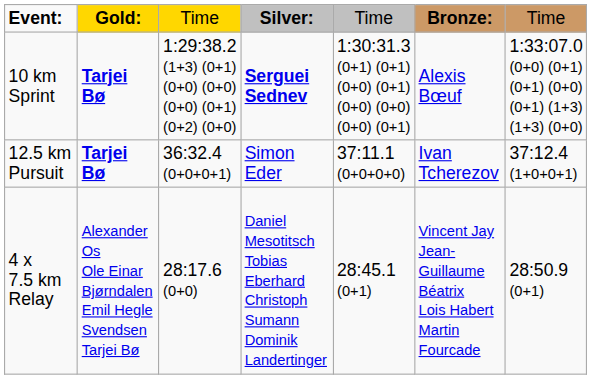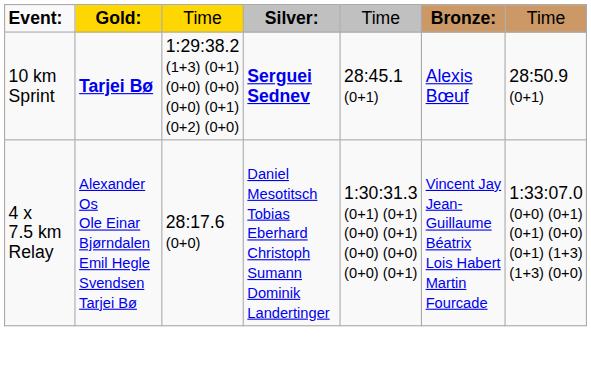(374, 85) 1:30:31.3 (0+1) (0+1) (0+0) (0+1) (0+0) (0+0) (0+0) (0+1) -> (373, 85) 28:45.1 (0+1)
(546, 85) 1:33:07.0 (0+0) (0+1) (0+1) (0+0) (0+1) (1+3) (1+3) (0+0) -> (539, 85) 28:50.9 (0+1)
- row: (40, 163)
(366, 280) 28:45.1 (0+1) -> (381, 232) 1:30:31.3 (0+1) (0+1) (0+0) (0+1) (0+0) (0+0) (0+0) (0+1)
(539, 280) 28:50.9 (0+1) -> (546, 232) 1:33:07.0 (0+0) (0+1) (0+1) (0+0) (0+1) (1+3) (1+3) (0+0)
